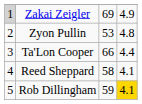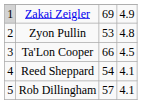(127, 52) 4.4 -> (127, 52) 4.5
(108, 71) 58 -> (108, 71) 54
(108, 90) 59 -> (108, 90) 57
(127, 90) gold background -> (127, 90) no background
